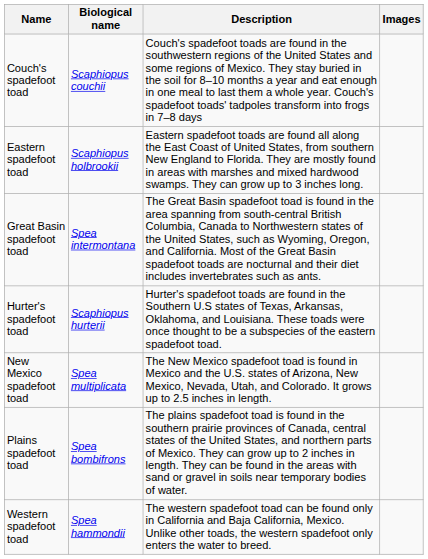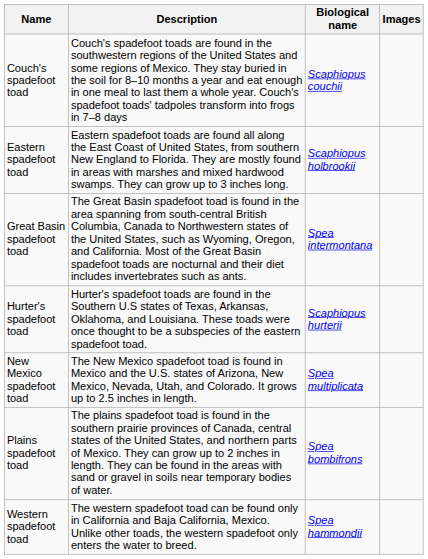columns swapped: (106, 19) <-> (262, 19)
